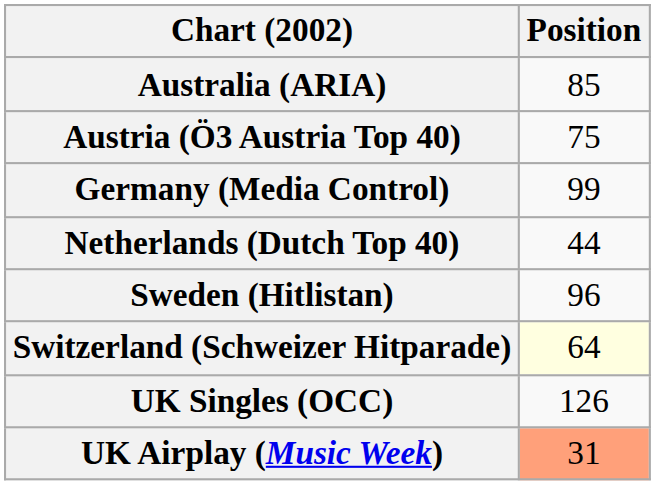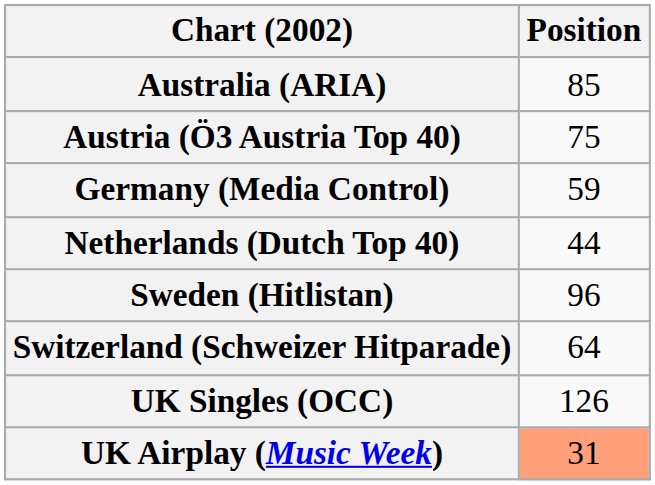(584, 189) 99 -> (584, 189) 59
(584, 347) lightyellow background -> (584, 347) no background
